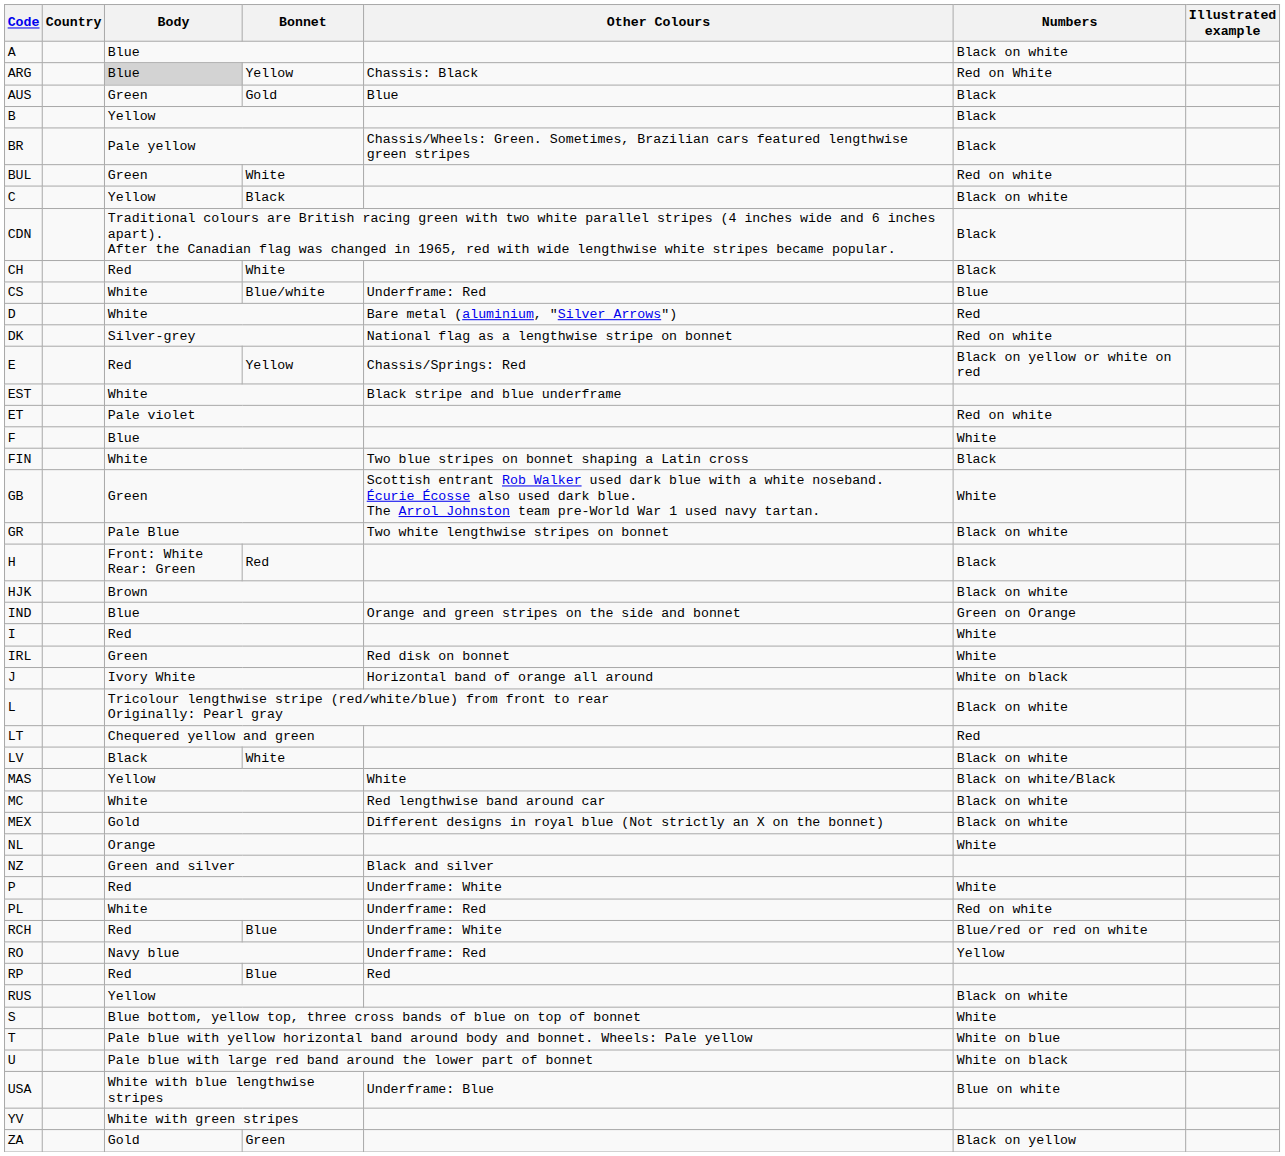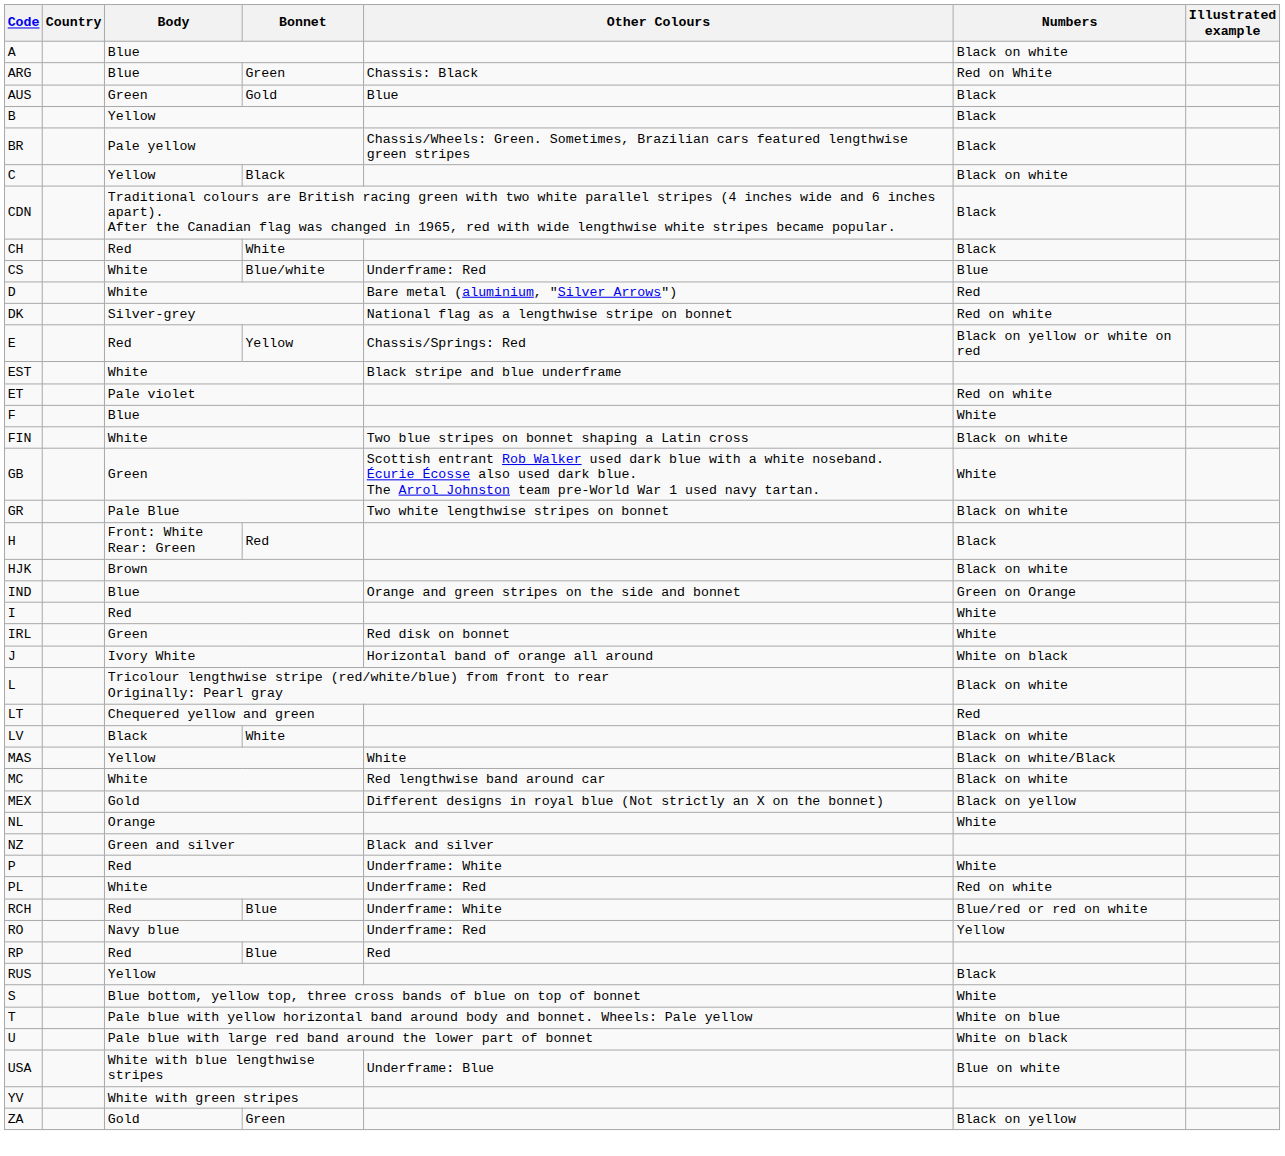(124, 74) lightgrey background -> (124, 74) no background
(269, 74) Yellow -> (265, 74) Green
- row: (20, 176)
(977, 459) Black -> (1012, 438) Black on white
(1012, 823) Black on white -> (1016, 801) Black on yellow
(1012, 996) Black on white -> (977, 974) Black
